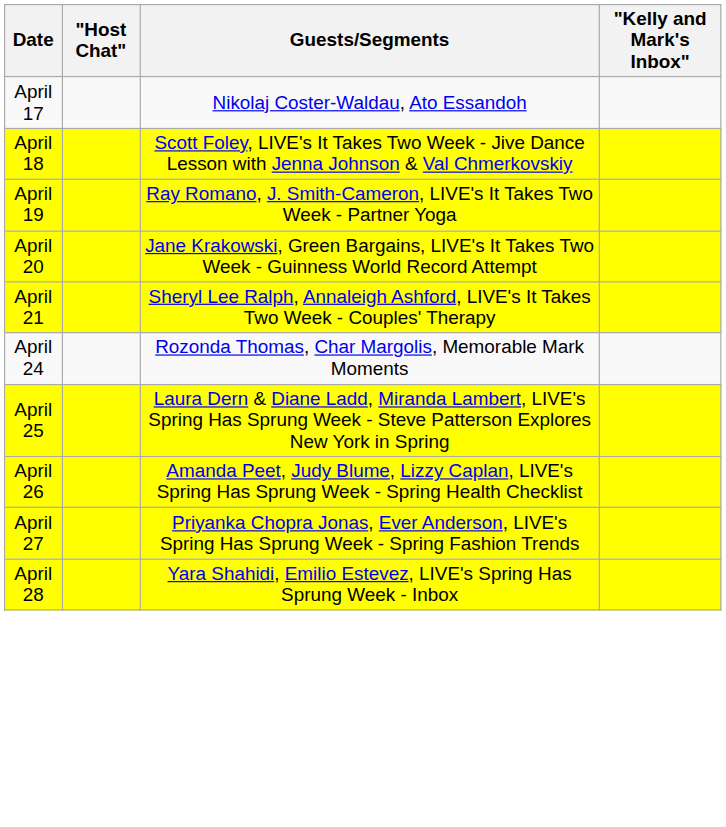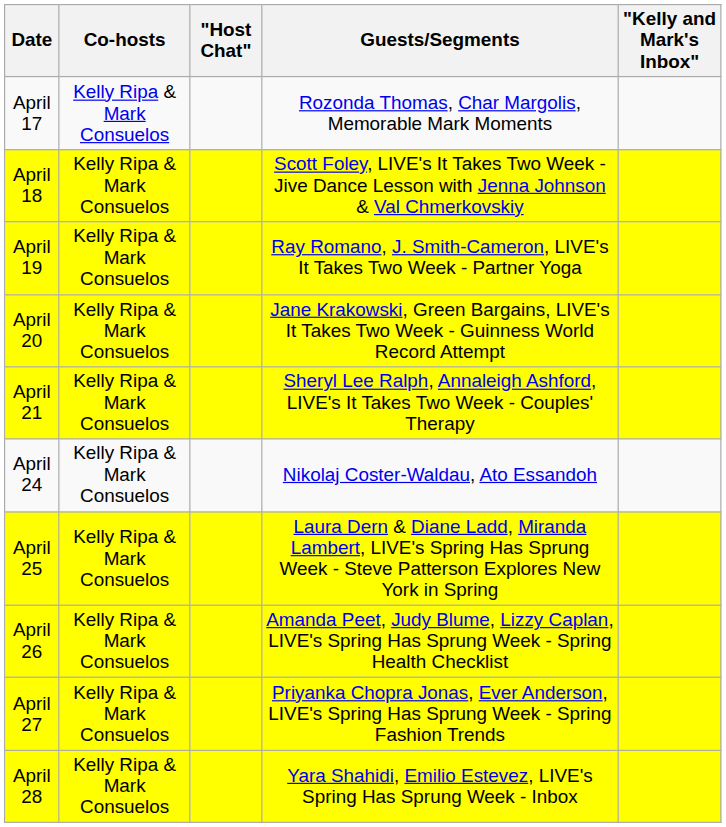+ column: (125, 40)
(370, 102) Nikolaj Coster-Waldau, Ato Essandoh -> (440, 113) Rozonda Thomas, Char Margolis, Memorable Mark Moments
(370, 358) Rozonda Thomas, Char Margolis, Memorable Mark Moments -> (440, 475) Nikolaj Coster-Waldau, Ato Essandoh
